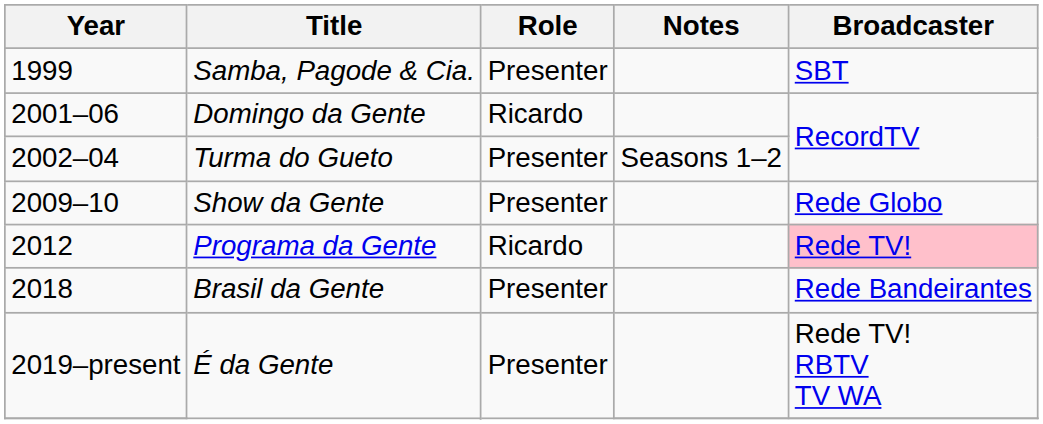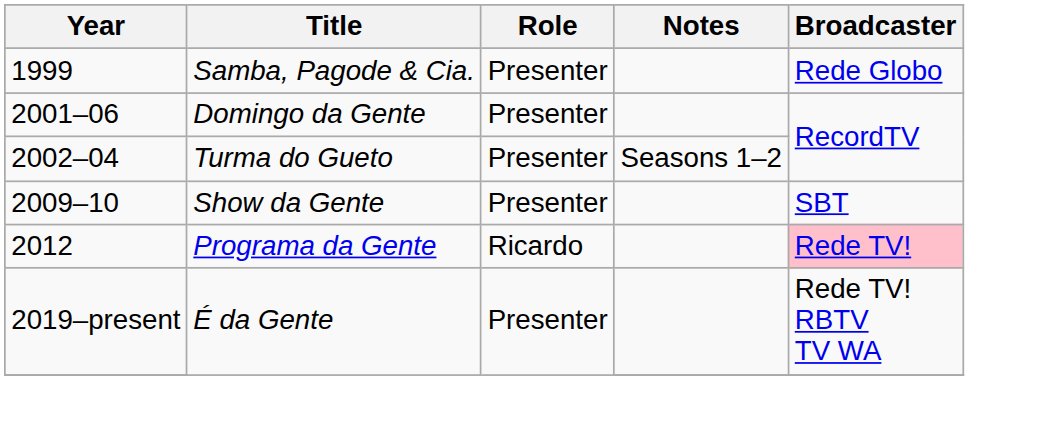(822, 70) SBT -> (869, 70) Rede Globo
(535, 114) Ricardo -> (548, 114) Presenter
(869, 202) Rede Globo -> (822, 202) SBT
- row: (42, 289)
